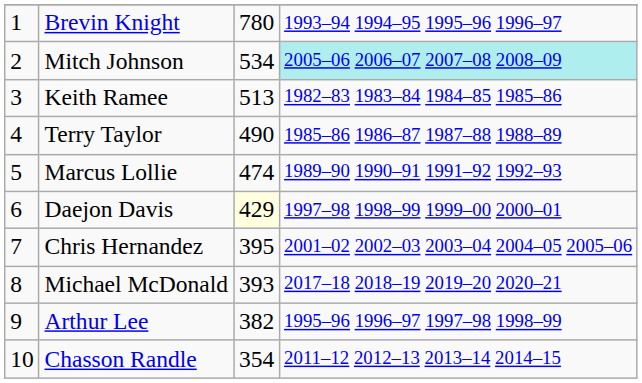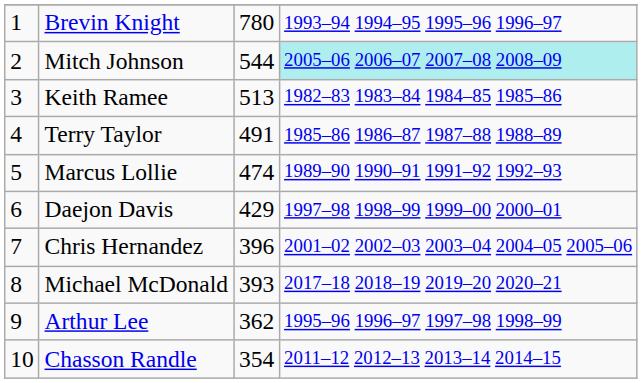(257, 60) 534 -> (257, 60) 544
(257, 135) 490 -> (257, 135) 491
(257, 209) lightyellow background -> (257, 209) no background
(257, 246) 395 -> (257, 246) 396
(257, 321) 382 -> (257, 321) 362
